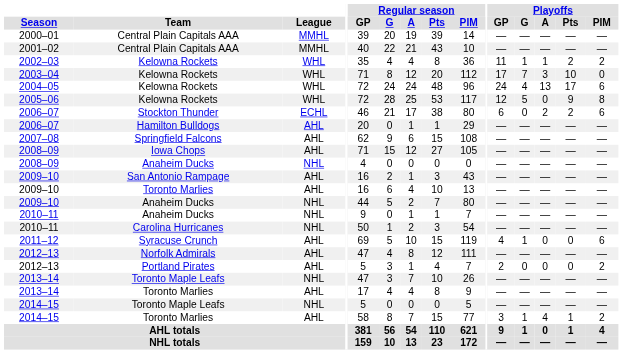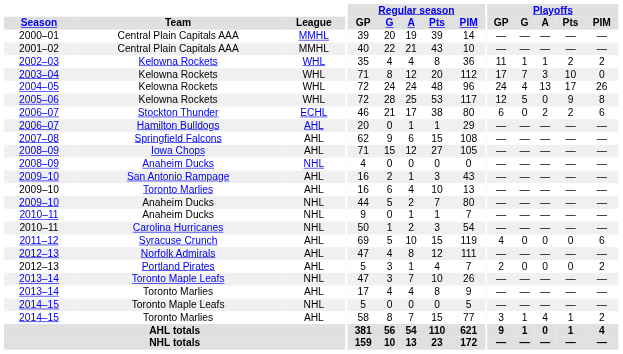(602, 87) 6 -> (602, 87) 26
(525, 240) 1 -> (525, 240) 0
